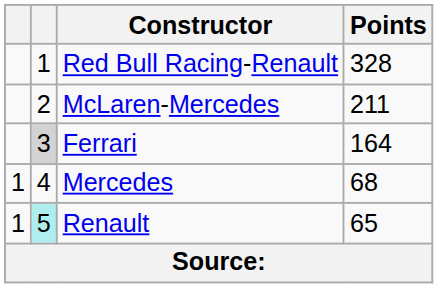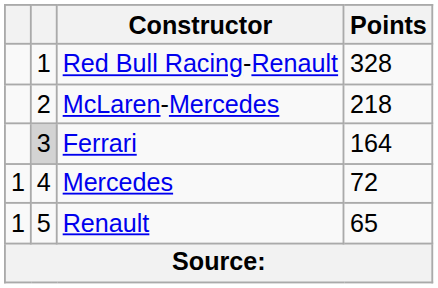(370, 104) 211 -> (371, 104) 218
(364, 183) 68 -> (364, 183) 72
(44, 223) paleturquoise background -> (44, 223) no background
